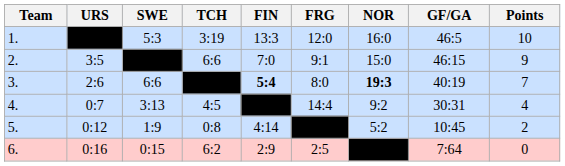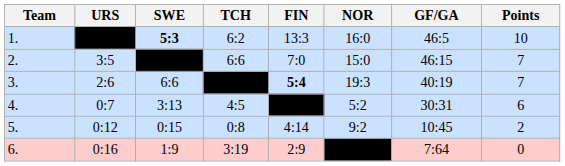- column: (320, 15)
(152, 37) normal -> (169, 37) bold
(212, 37) 3:19 -> (236, 37) 6:2
(525, 60) 9 -> (521, 60) 7
(379, 82) bold -> (358, 82) normal
(379, 104) 9:2 -> (358, 104) 5:2
(525, 104) 4 -> (521, 104) 6
(152, 127) 1:9 -> (169, 127) 0:15
(379, 127) 5:2 -> (358, 127) 9:2
(152, 149) 0:15 -> (169, 149) 1:9
(212, 149) 6:2 -> (236, 149) 3:19
